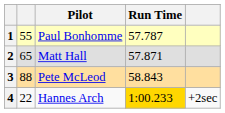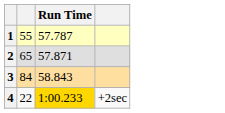- column: (80, 15)
(26, 77) 88 -> (26, 77) 84
